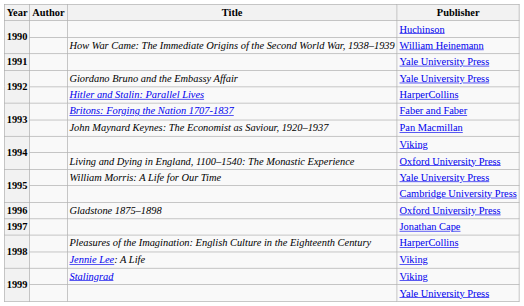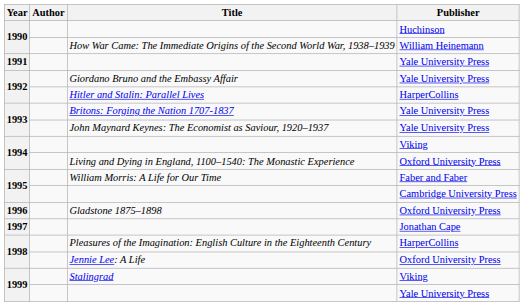(433, 111) Faber and Faber -> (444, 111) Yale University Press
(431, 128) Pan Macmillan -> (444, 128) Yale University Press
(444, 177) Yale University Press -> (433, 177) Faber and Faber
(414, 260) Viking -> (450, 260) Oxford University Press
